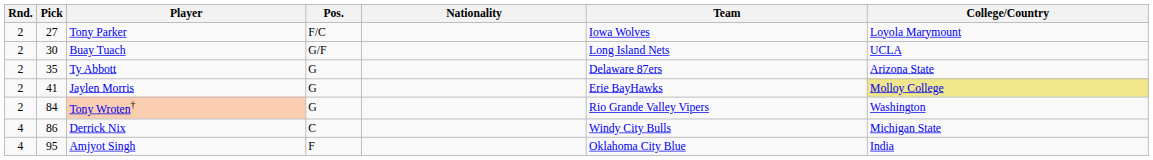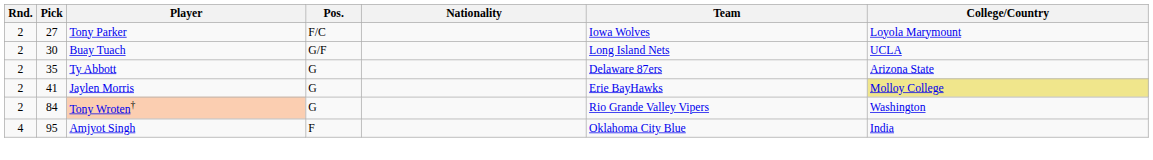- row: (97, 128)
